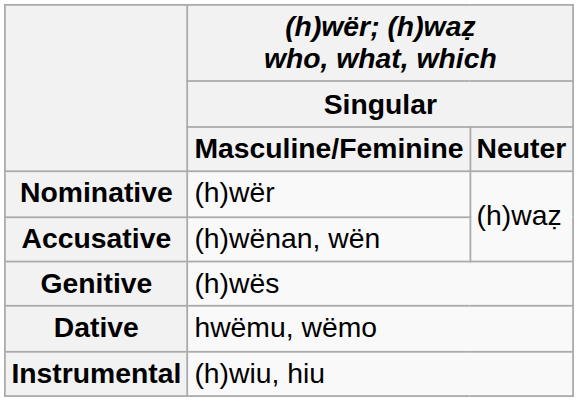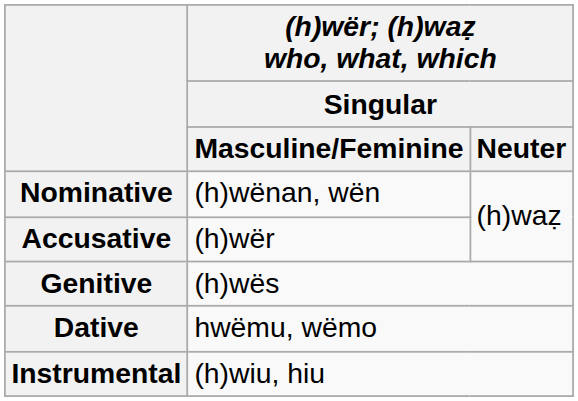(235, 193) (h)wër -> (287, 193) (h)wënan, wën
(287, 238) (h)wënan, wën -> (235, 238) (h)wër
